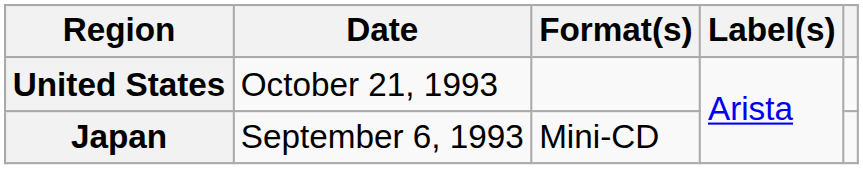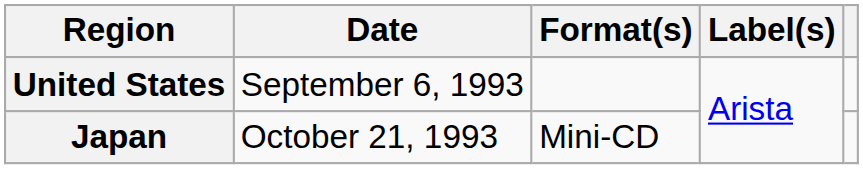(369, 83) October 21, 1993 -> (382, 83) September 6, 1993
(382, 136) September 6, 1993 -> (369, 136) October 21, 1993
